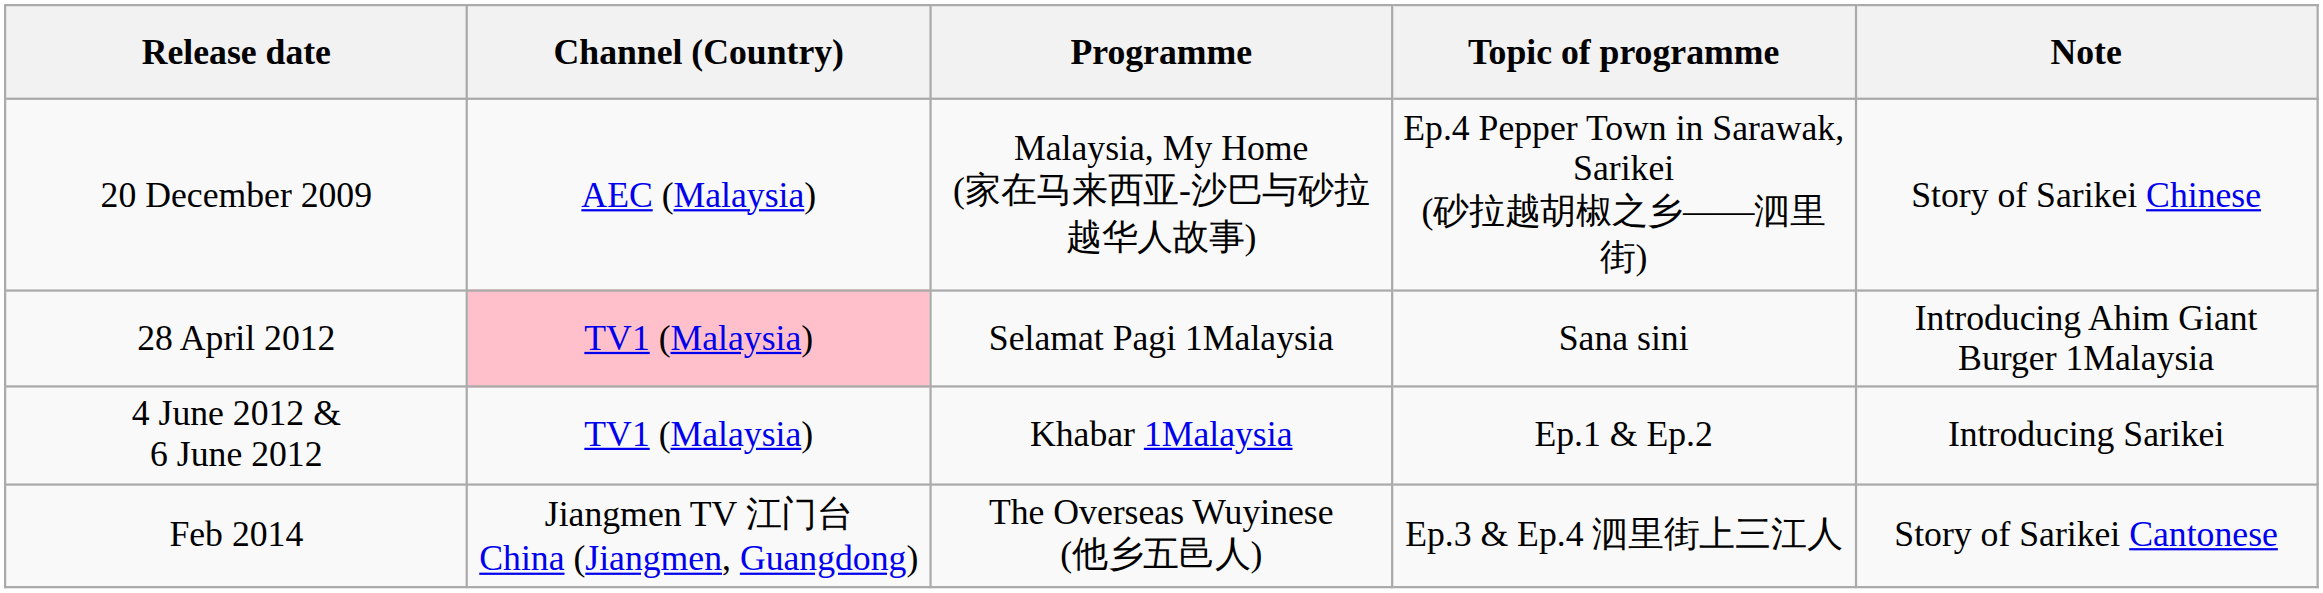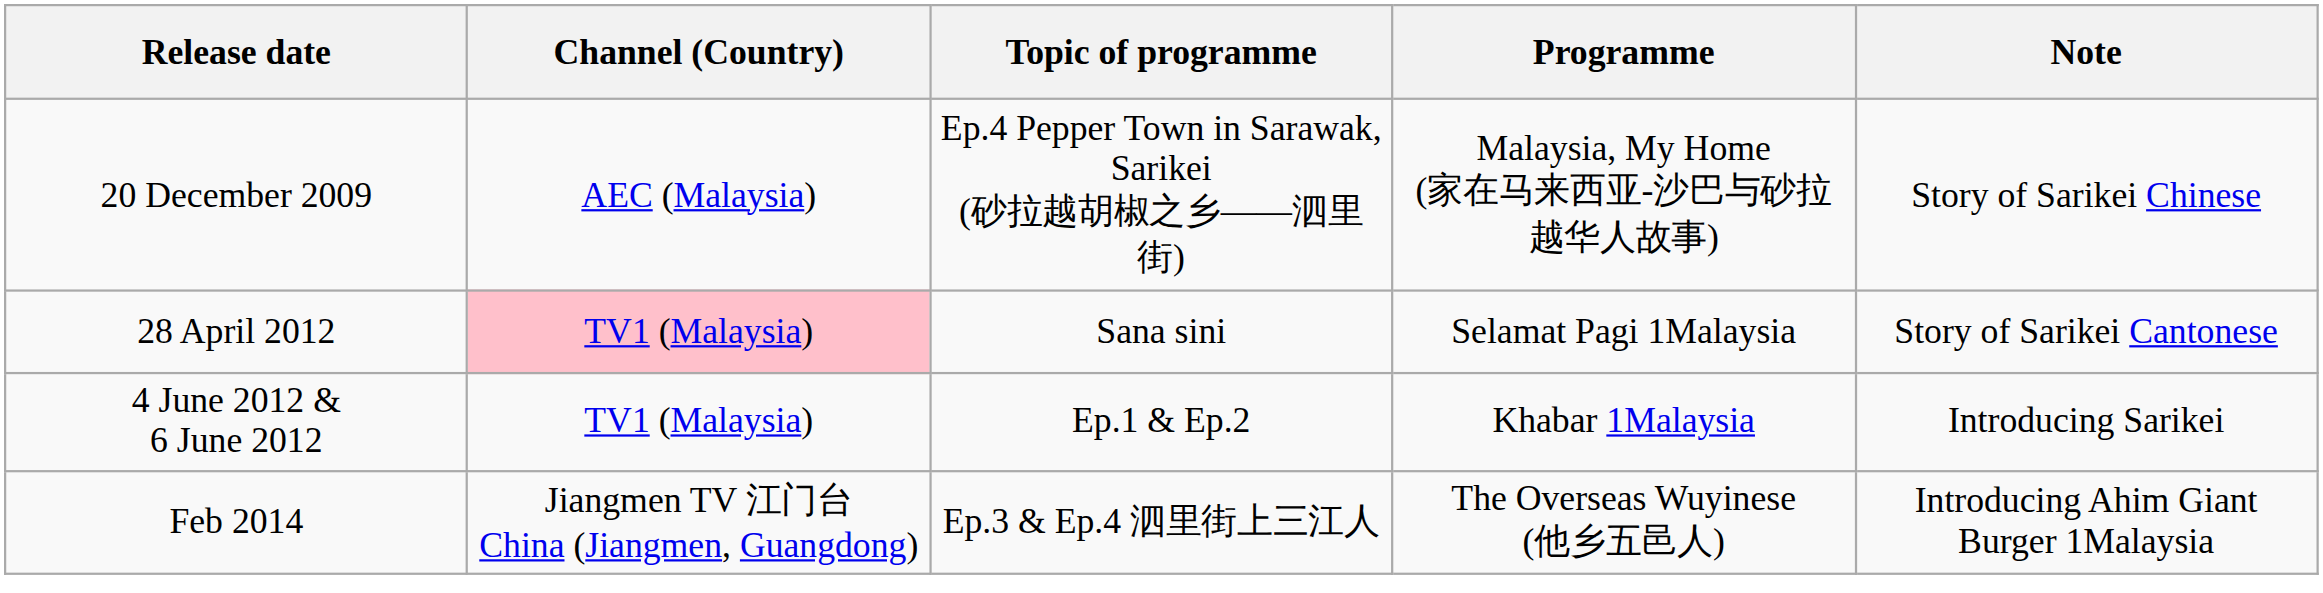columns swapped: (1161, 51) <-> (1624, 51)
(2086, 337) Introducing Ahim Giant Burger 1Malaysia -> (2086, 331) Story of Sarikei Cantonese
(2086, 534) Story of Sarikei Cantonese -> (2086, 521) Introducing Ahim Giant Burger 1Malaysia
